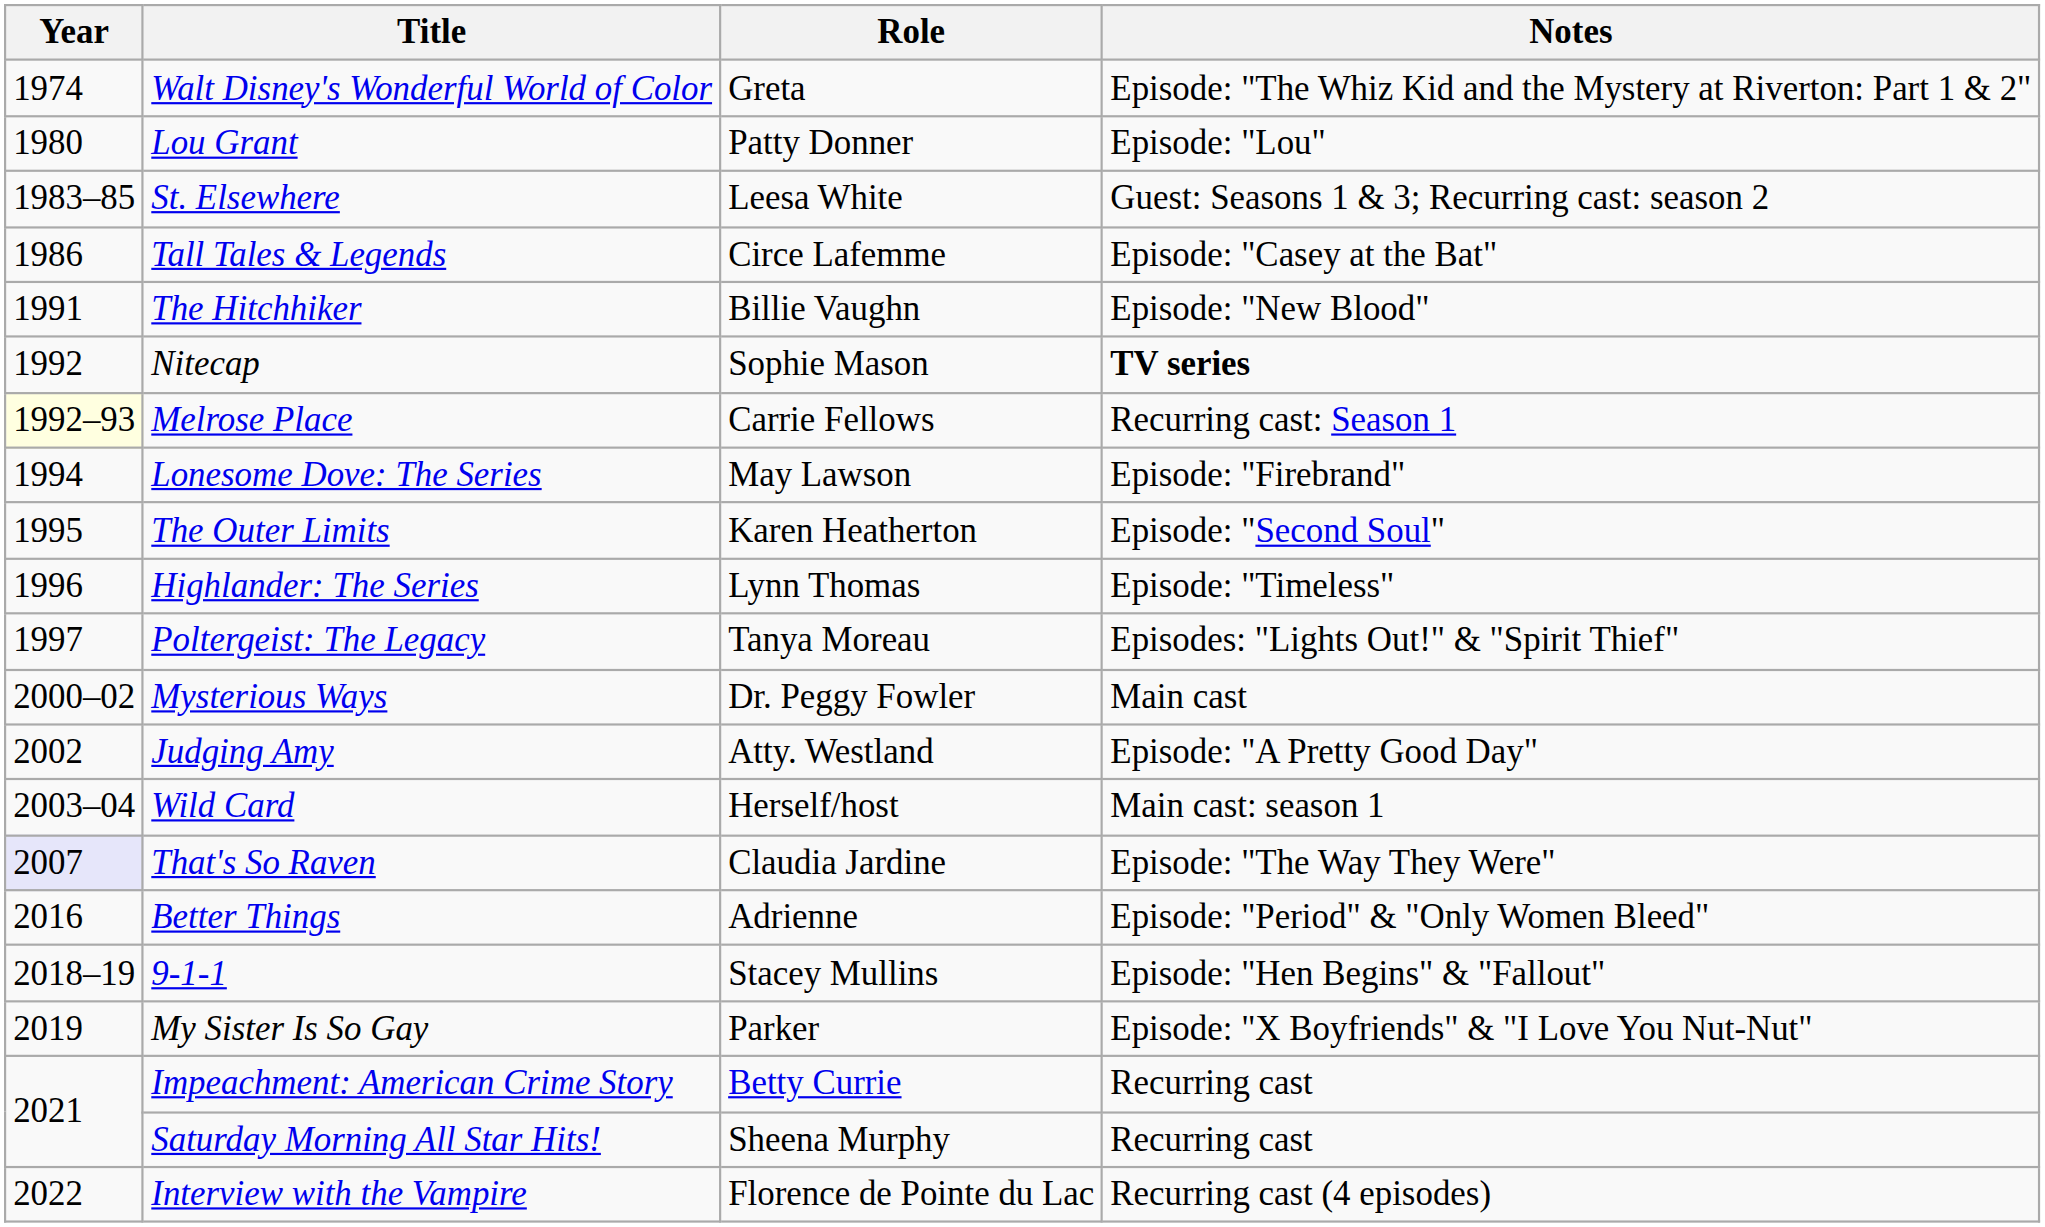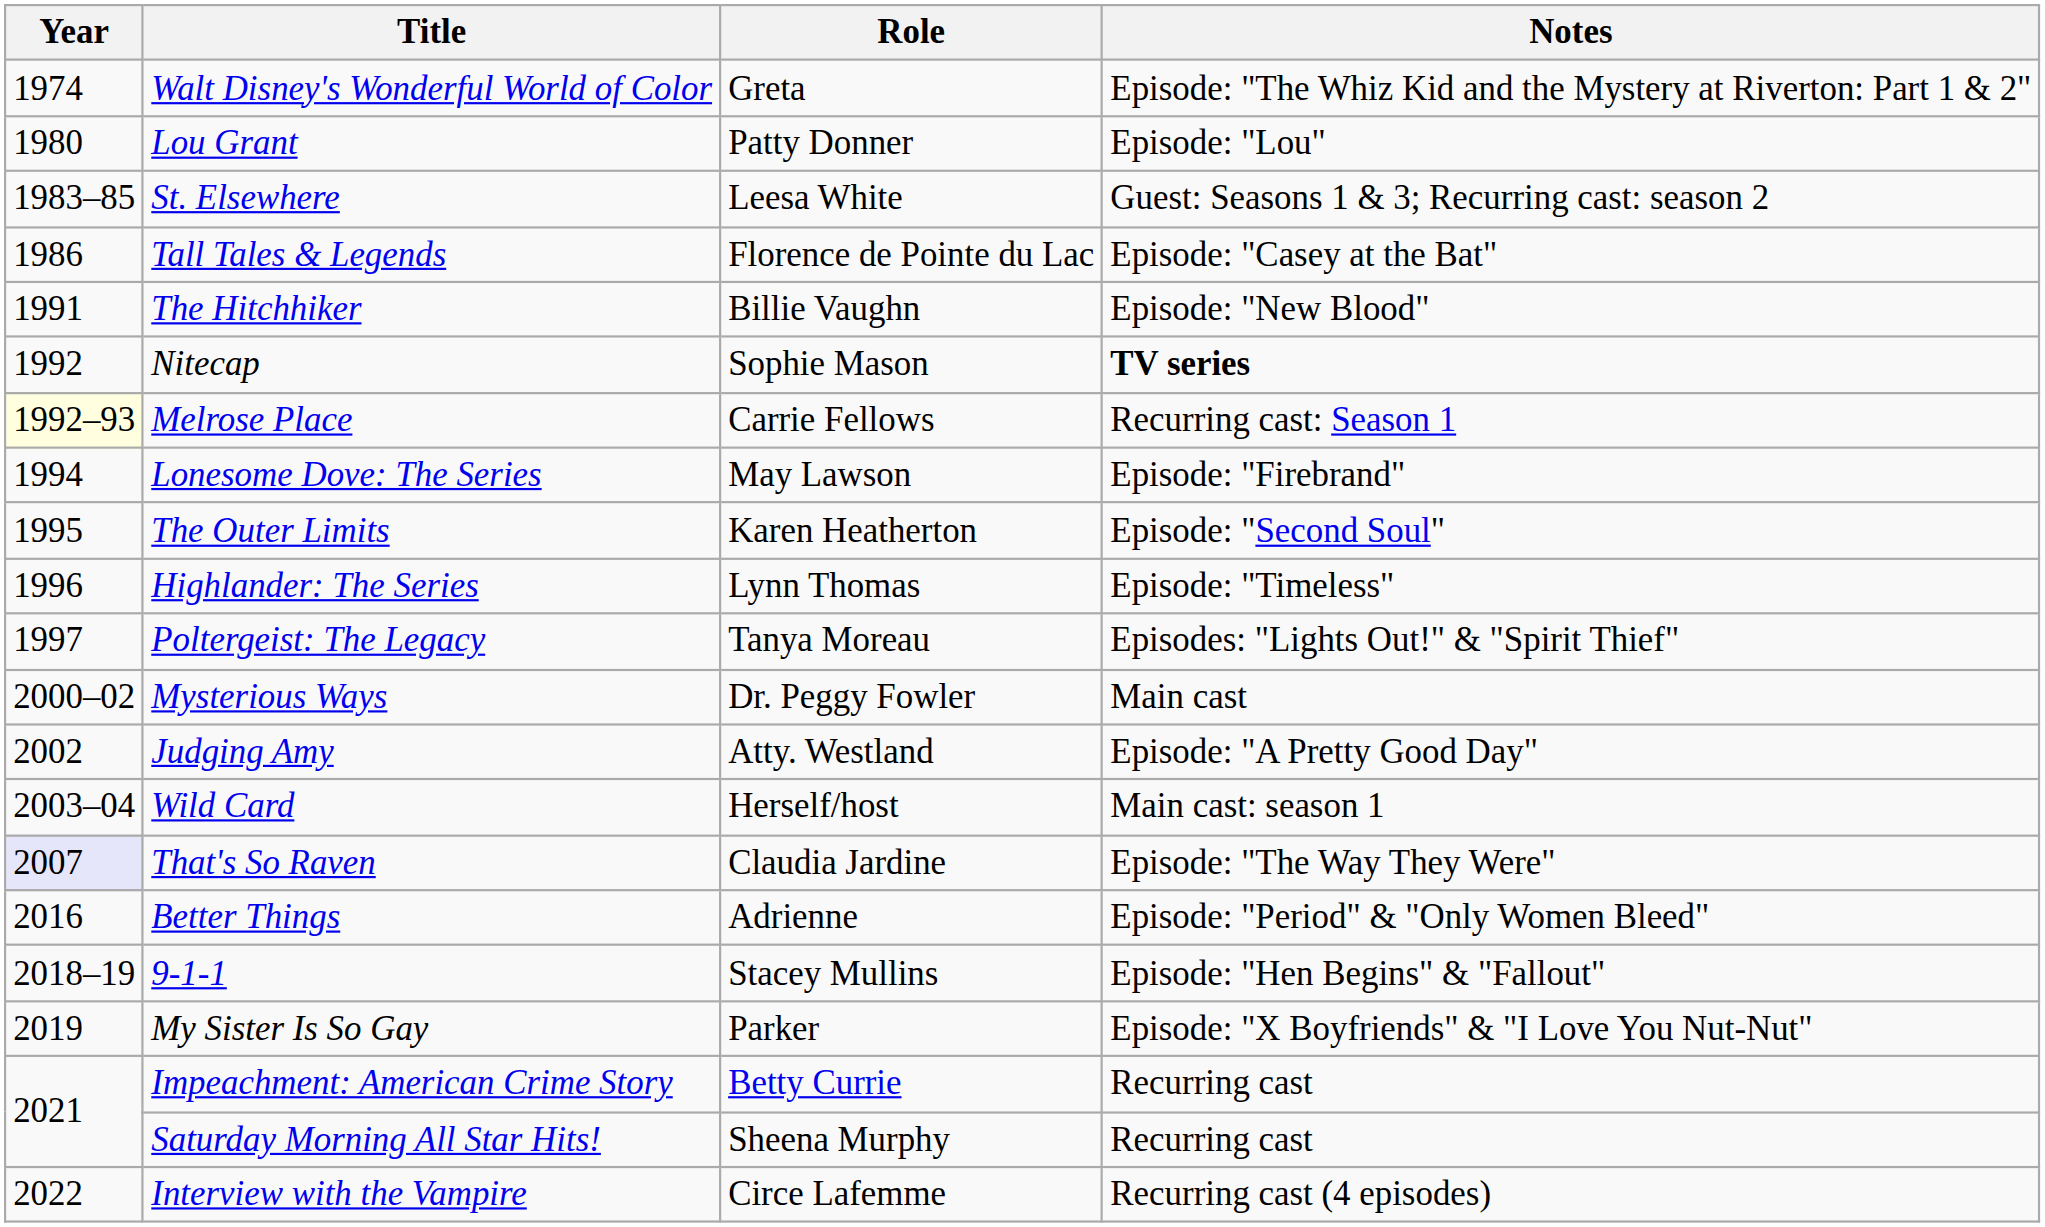(837, 253) Circe Lafemme -> (911, 253) Florence de Pointe du Lac
(911, 1193) Florence de Pointe du Lac -> (837, 1193) Circe Lafemme
